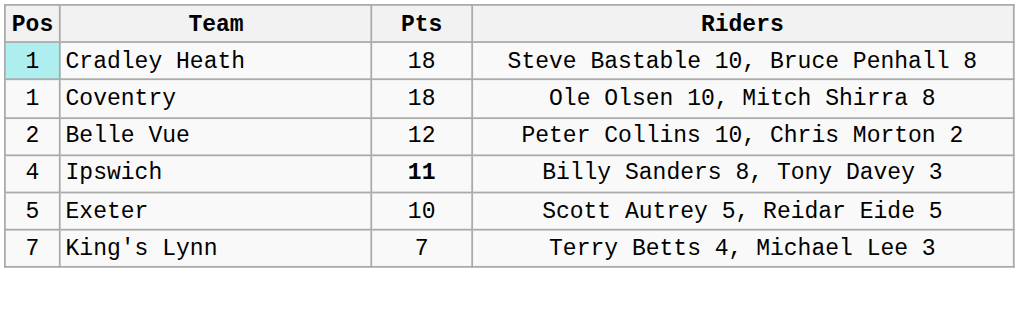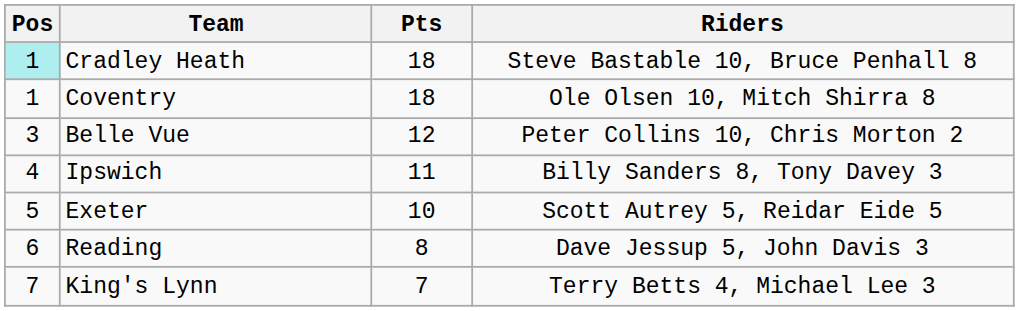(32, 136) 2 -> (32, 136) 3
(422, 174) bold -> (422, 174) normal
+ row: (114, 249)
